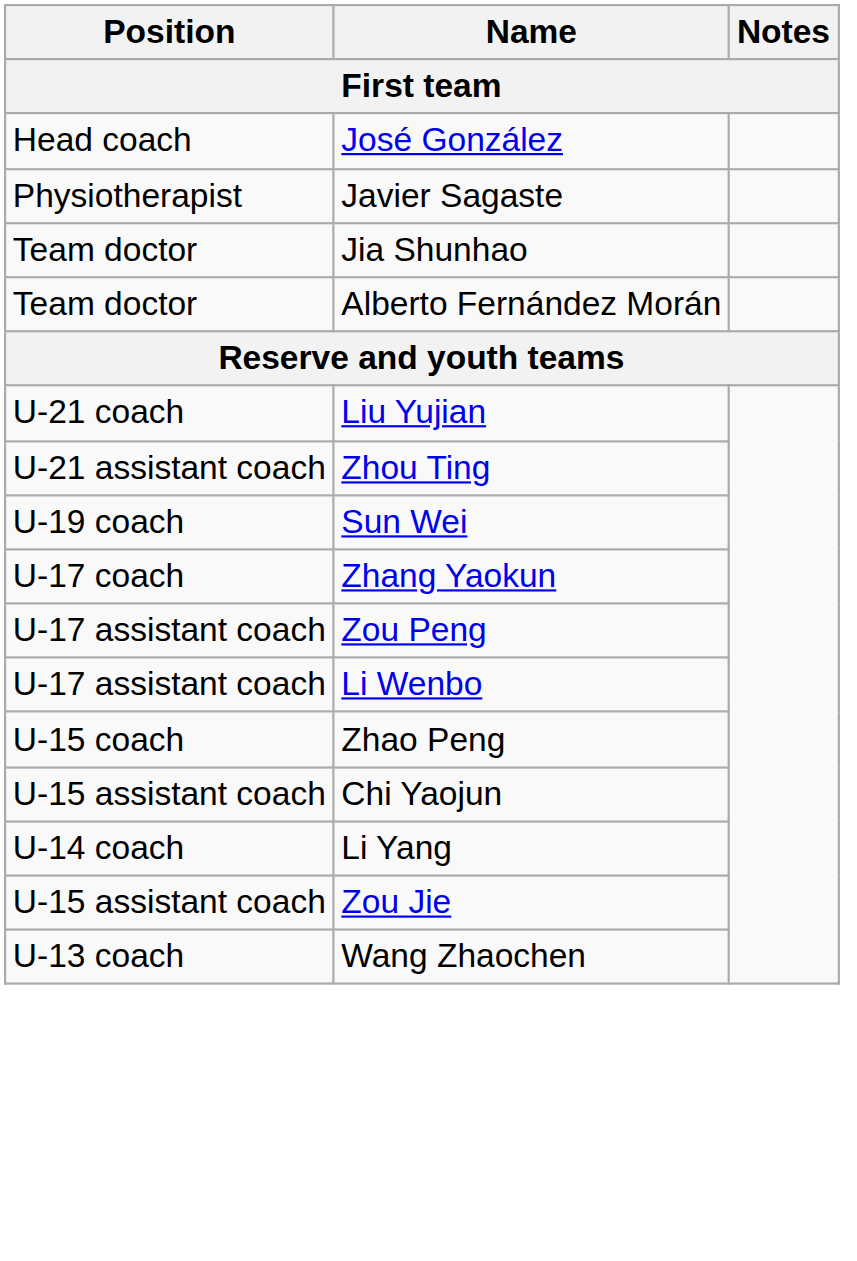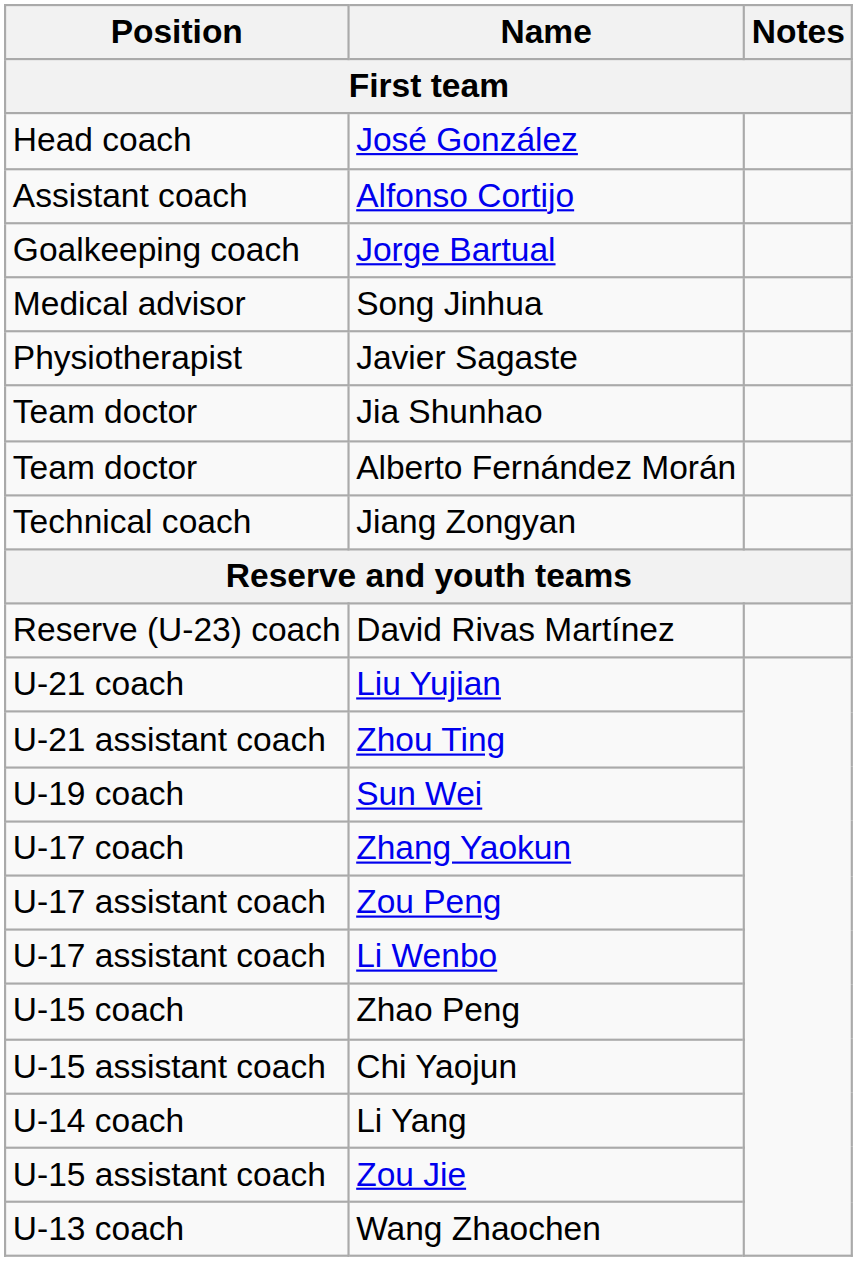+ row: (465, 194)
+ row: (456, 248)
+ row: (449, 303)
+ row: (466, 520)
+ row: (515, 629)
